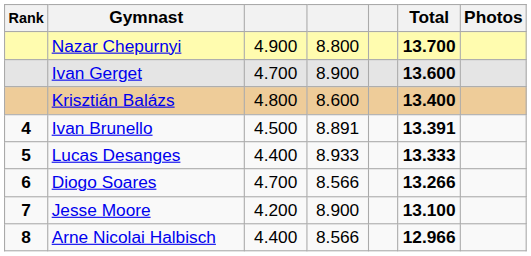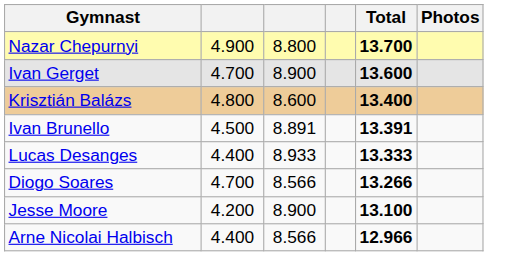- column: (26, 19)
